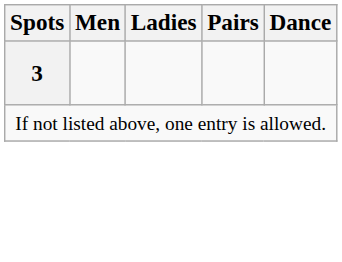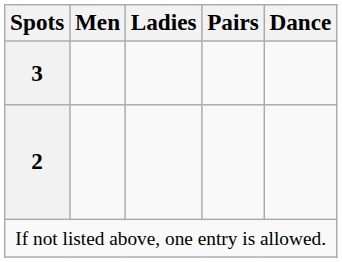+ row: (37, 161)
